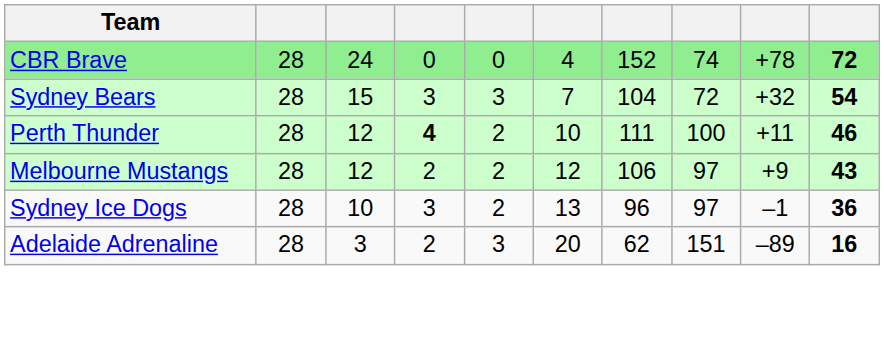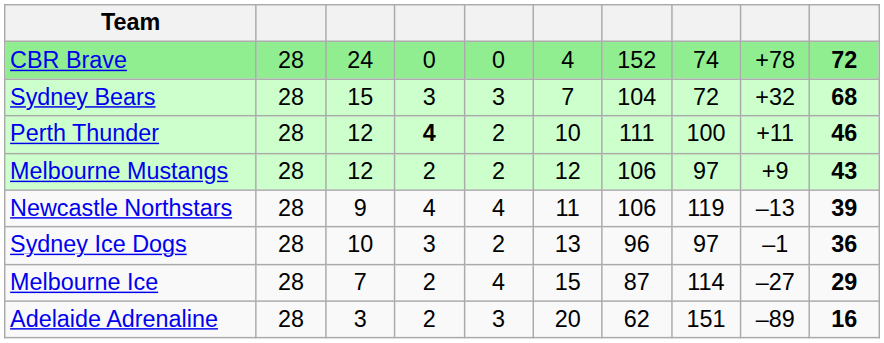(844, 97) 54 -> (844, 97) 68
+ row: (121, 208)
+ row: (84, 282)
